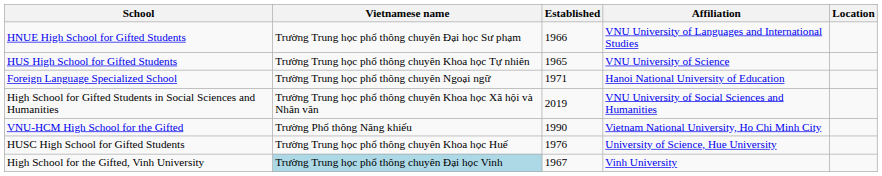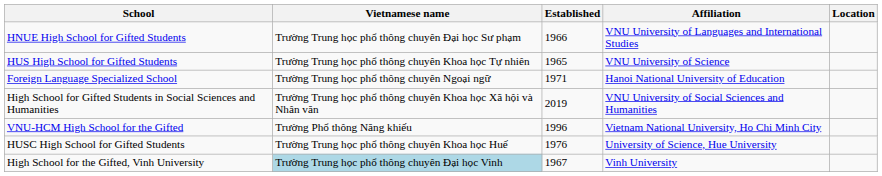(556, 127) 1990 -> (556, 127) 1996
